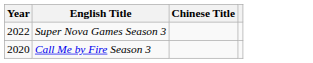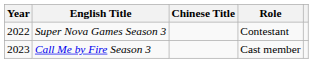+ column: (270, 13)
(18, 49) 2020 -> (18, 49) 2023
